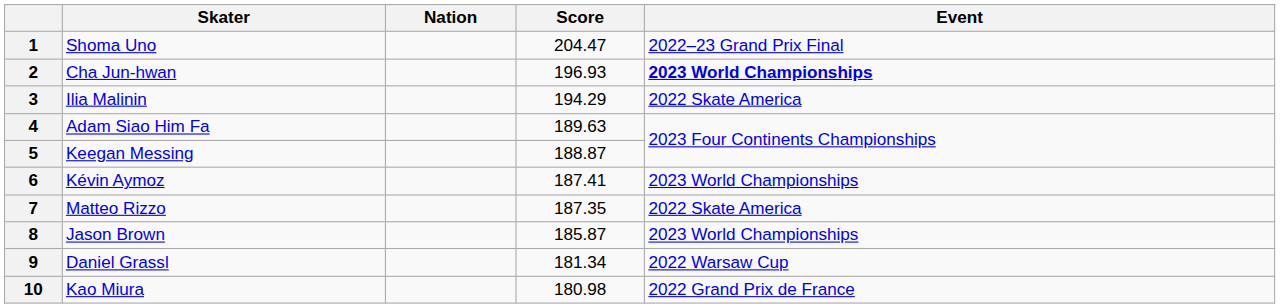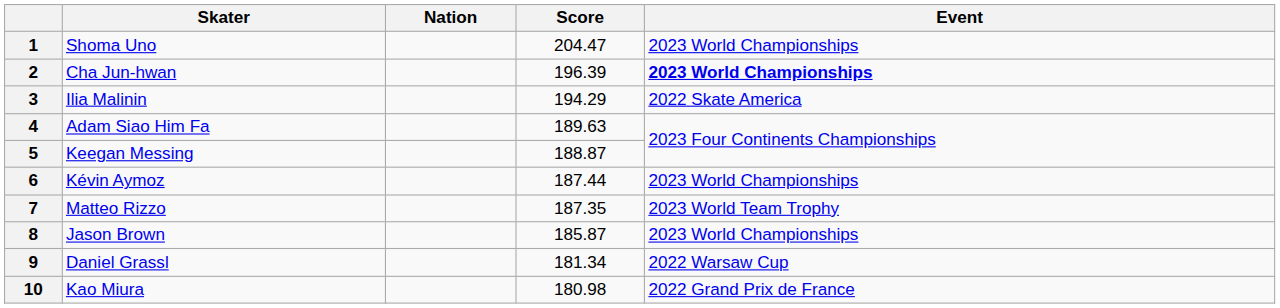(746, 45) 2022–23 Grand Prix Final -> (753, 45) 2023 World Championships
(580, 72) 196.93 -> (580, 72) 196.39
(580, 180) 187.41 -> (580, 180) 187.44
(725, 208) 2022 Skate America -> (744, 208) 2023 World Team Trophy
